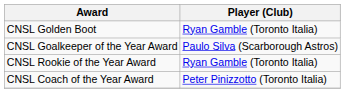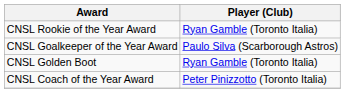rows swapped: (51, 29) <-> (81, 63)
